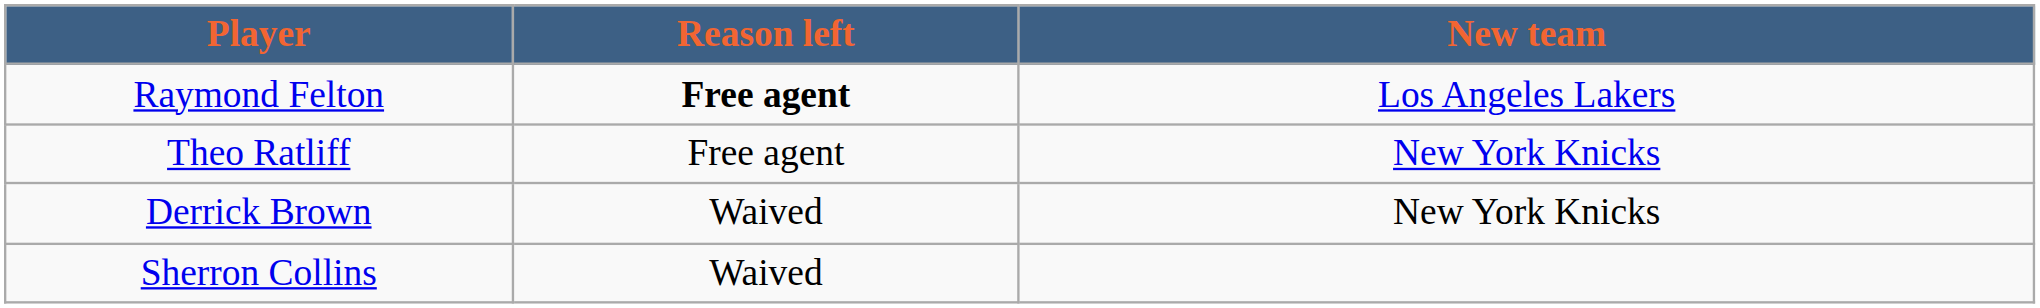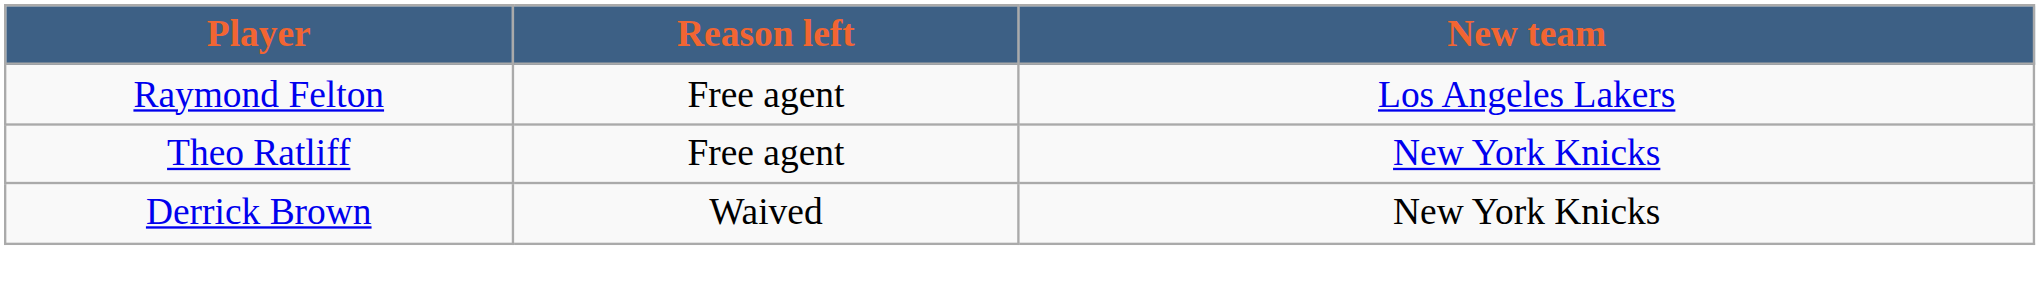(766, 93) bold -> (766, 93) normal
- row: (259, 271)
